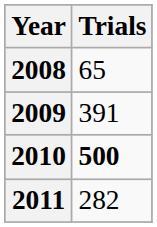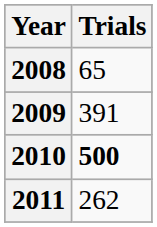(99, 199) 282 -> (99, 199) 262
